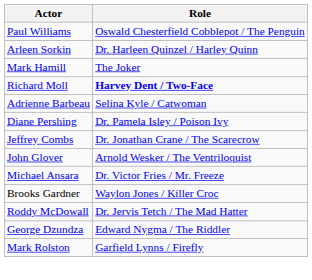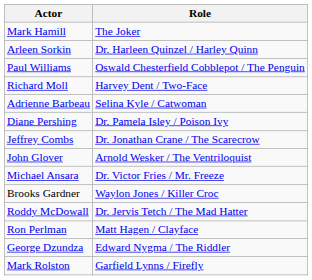rows swapped: (36, 67) <-> (39, 31)
(154, 85) bold -> (151, 85) normal
+ row: (37, 229)
